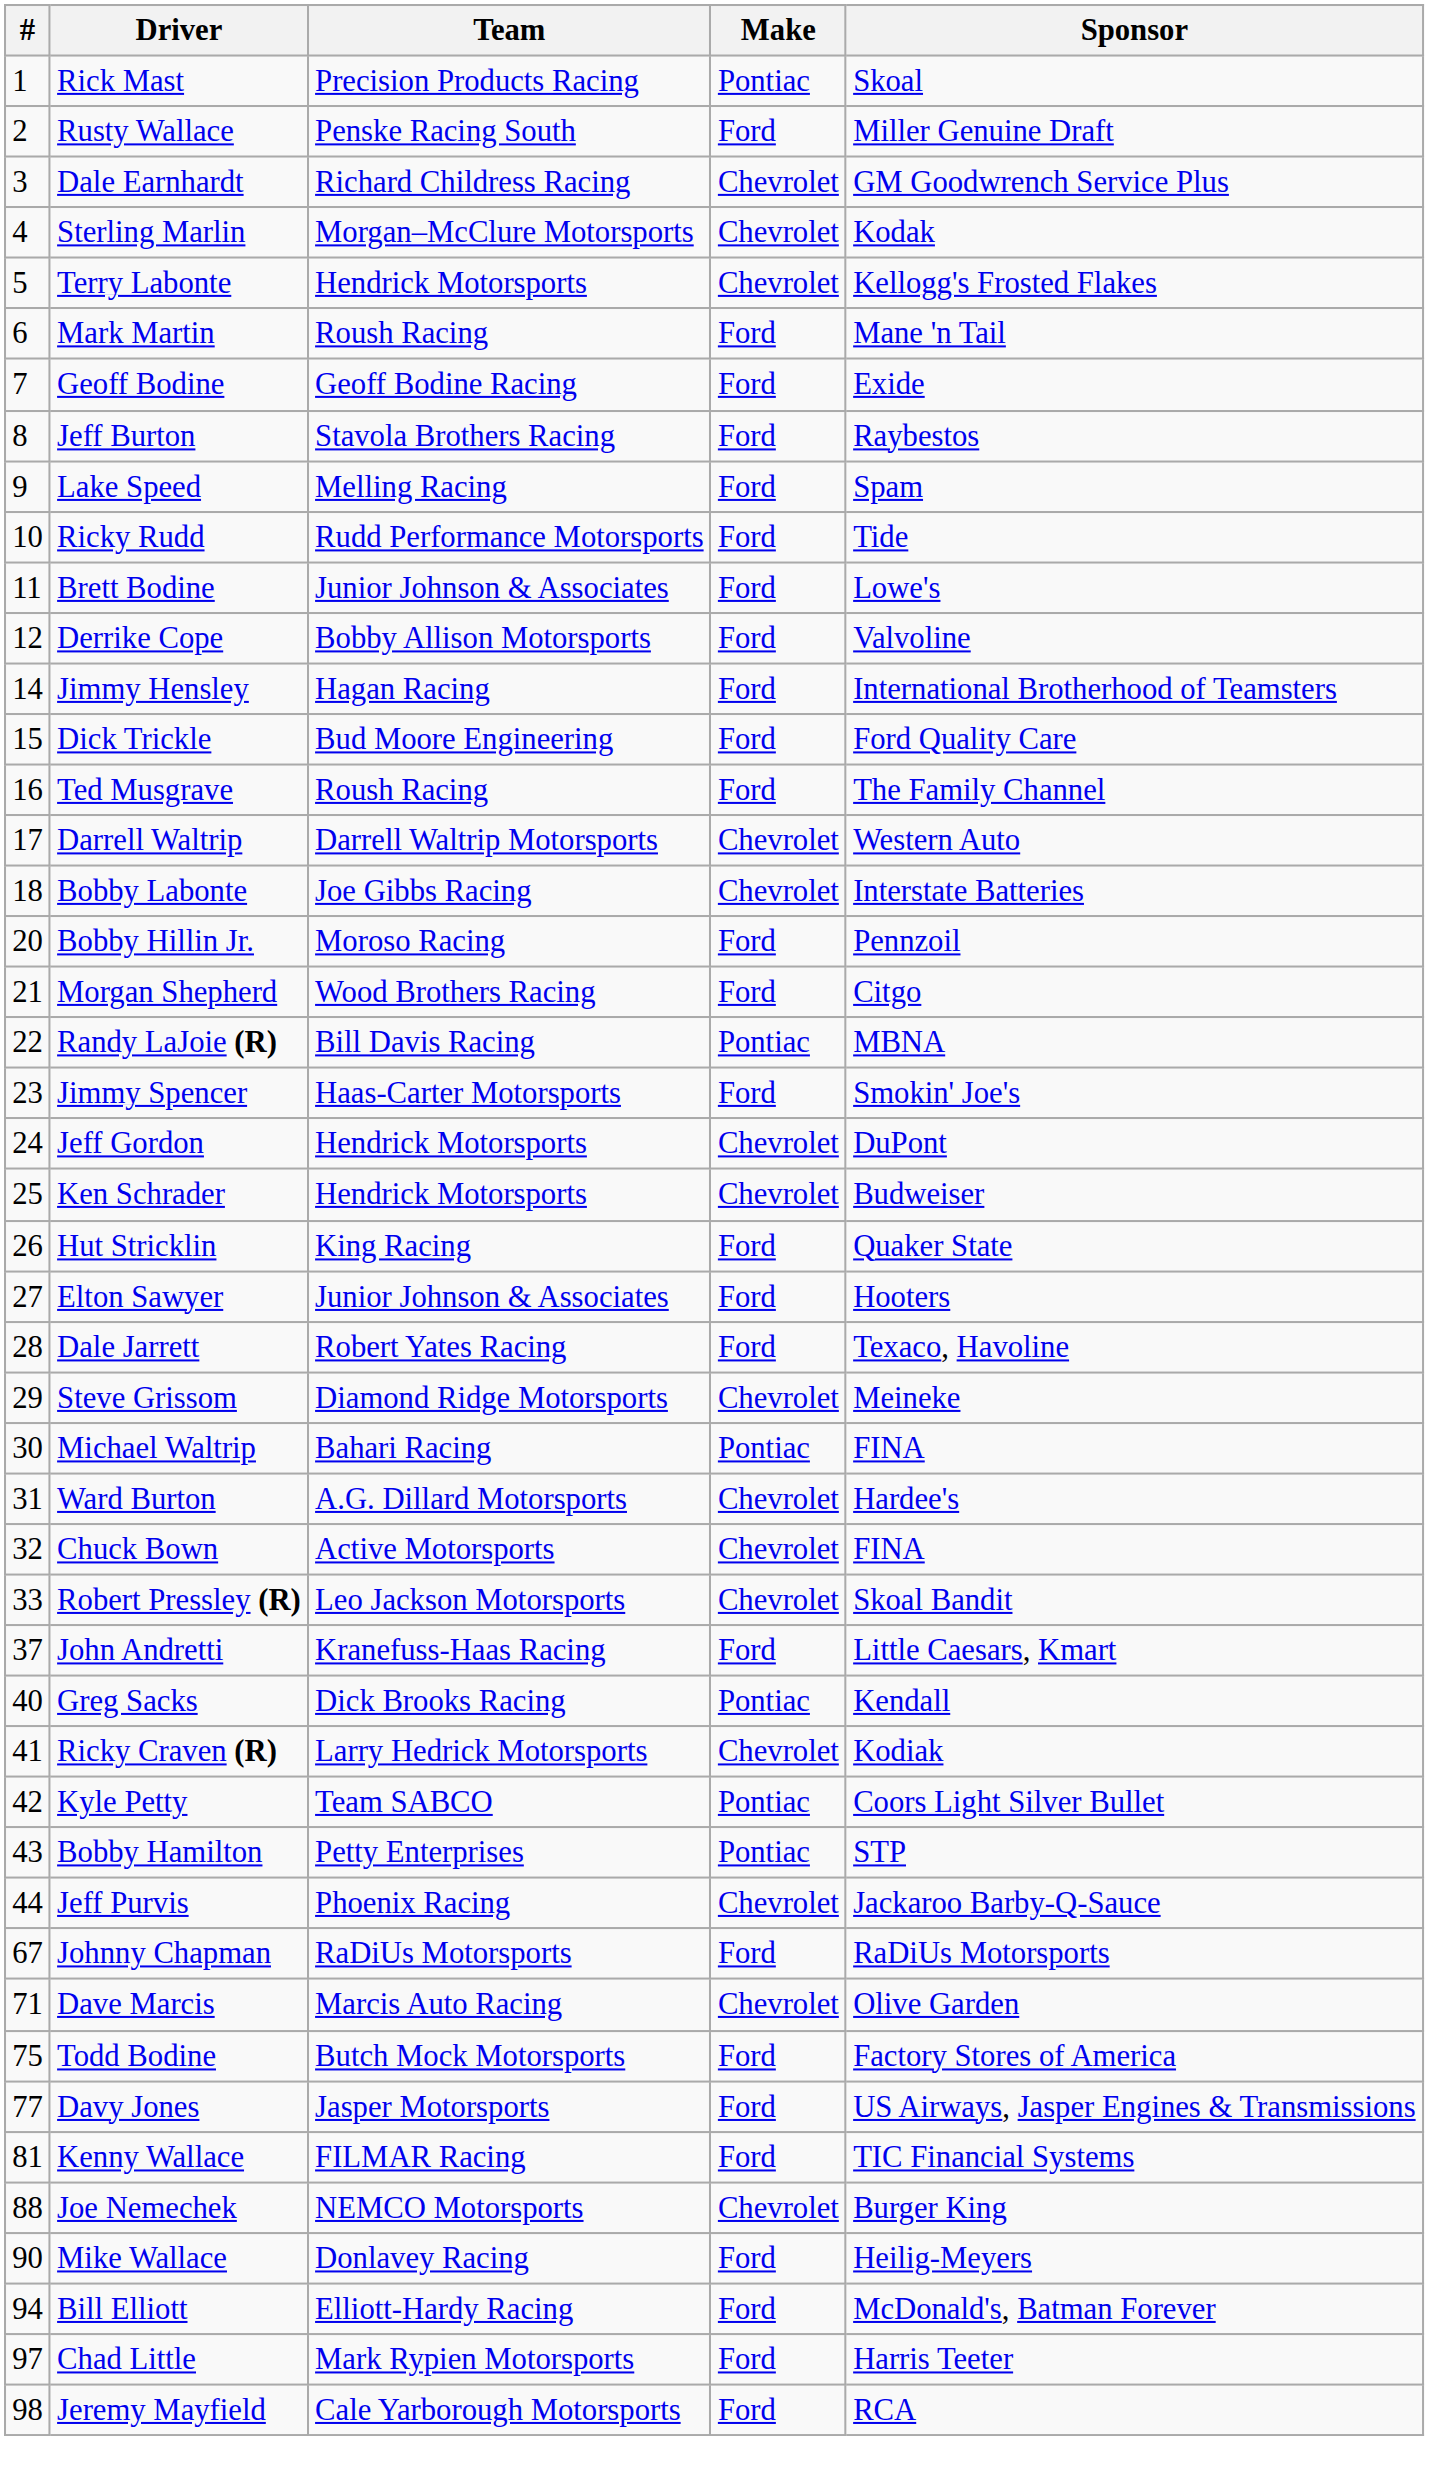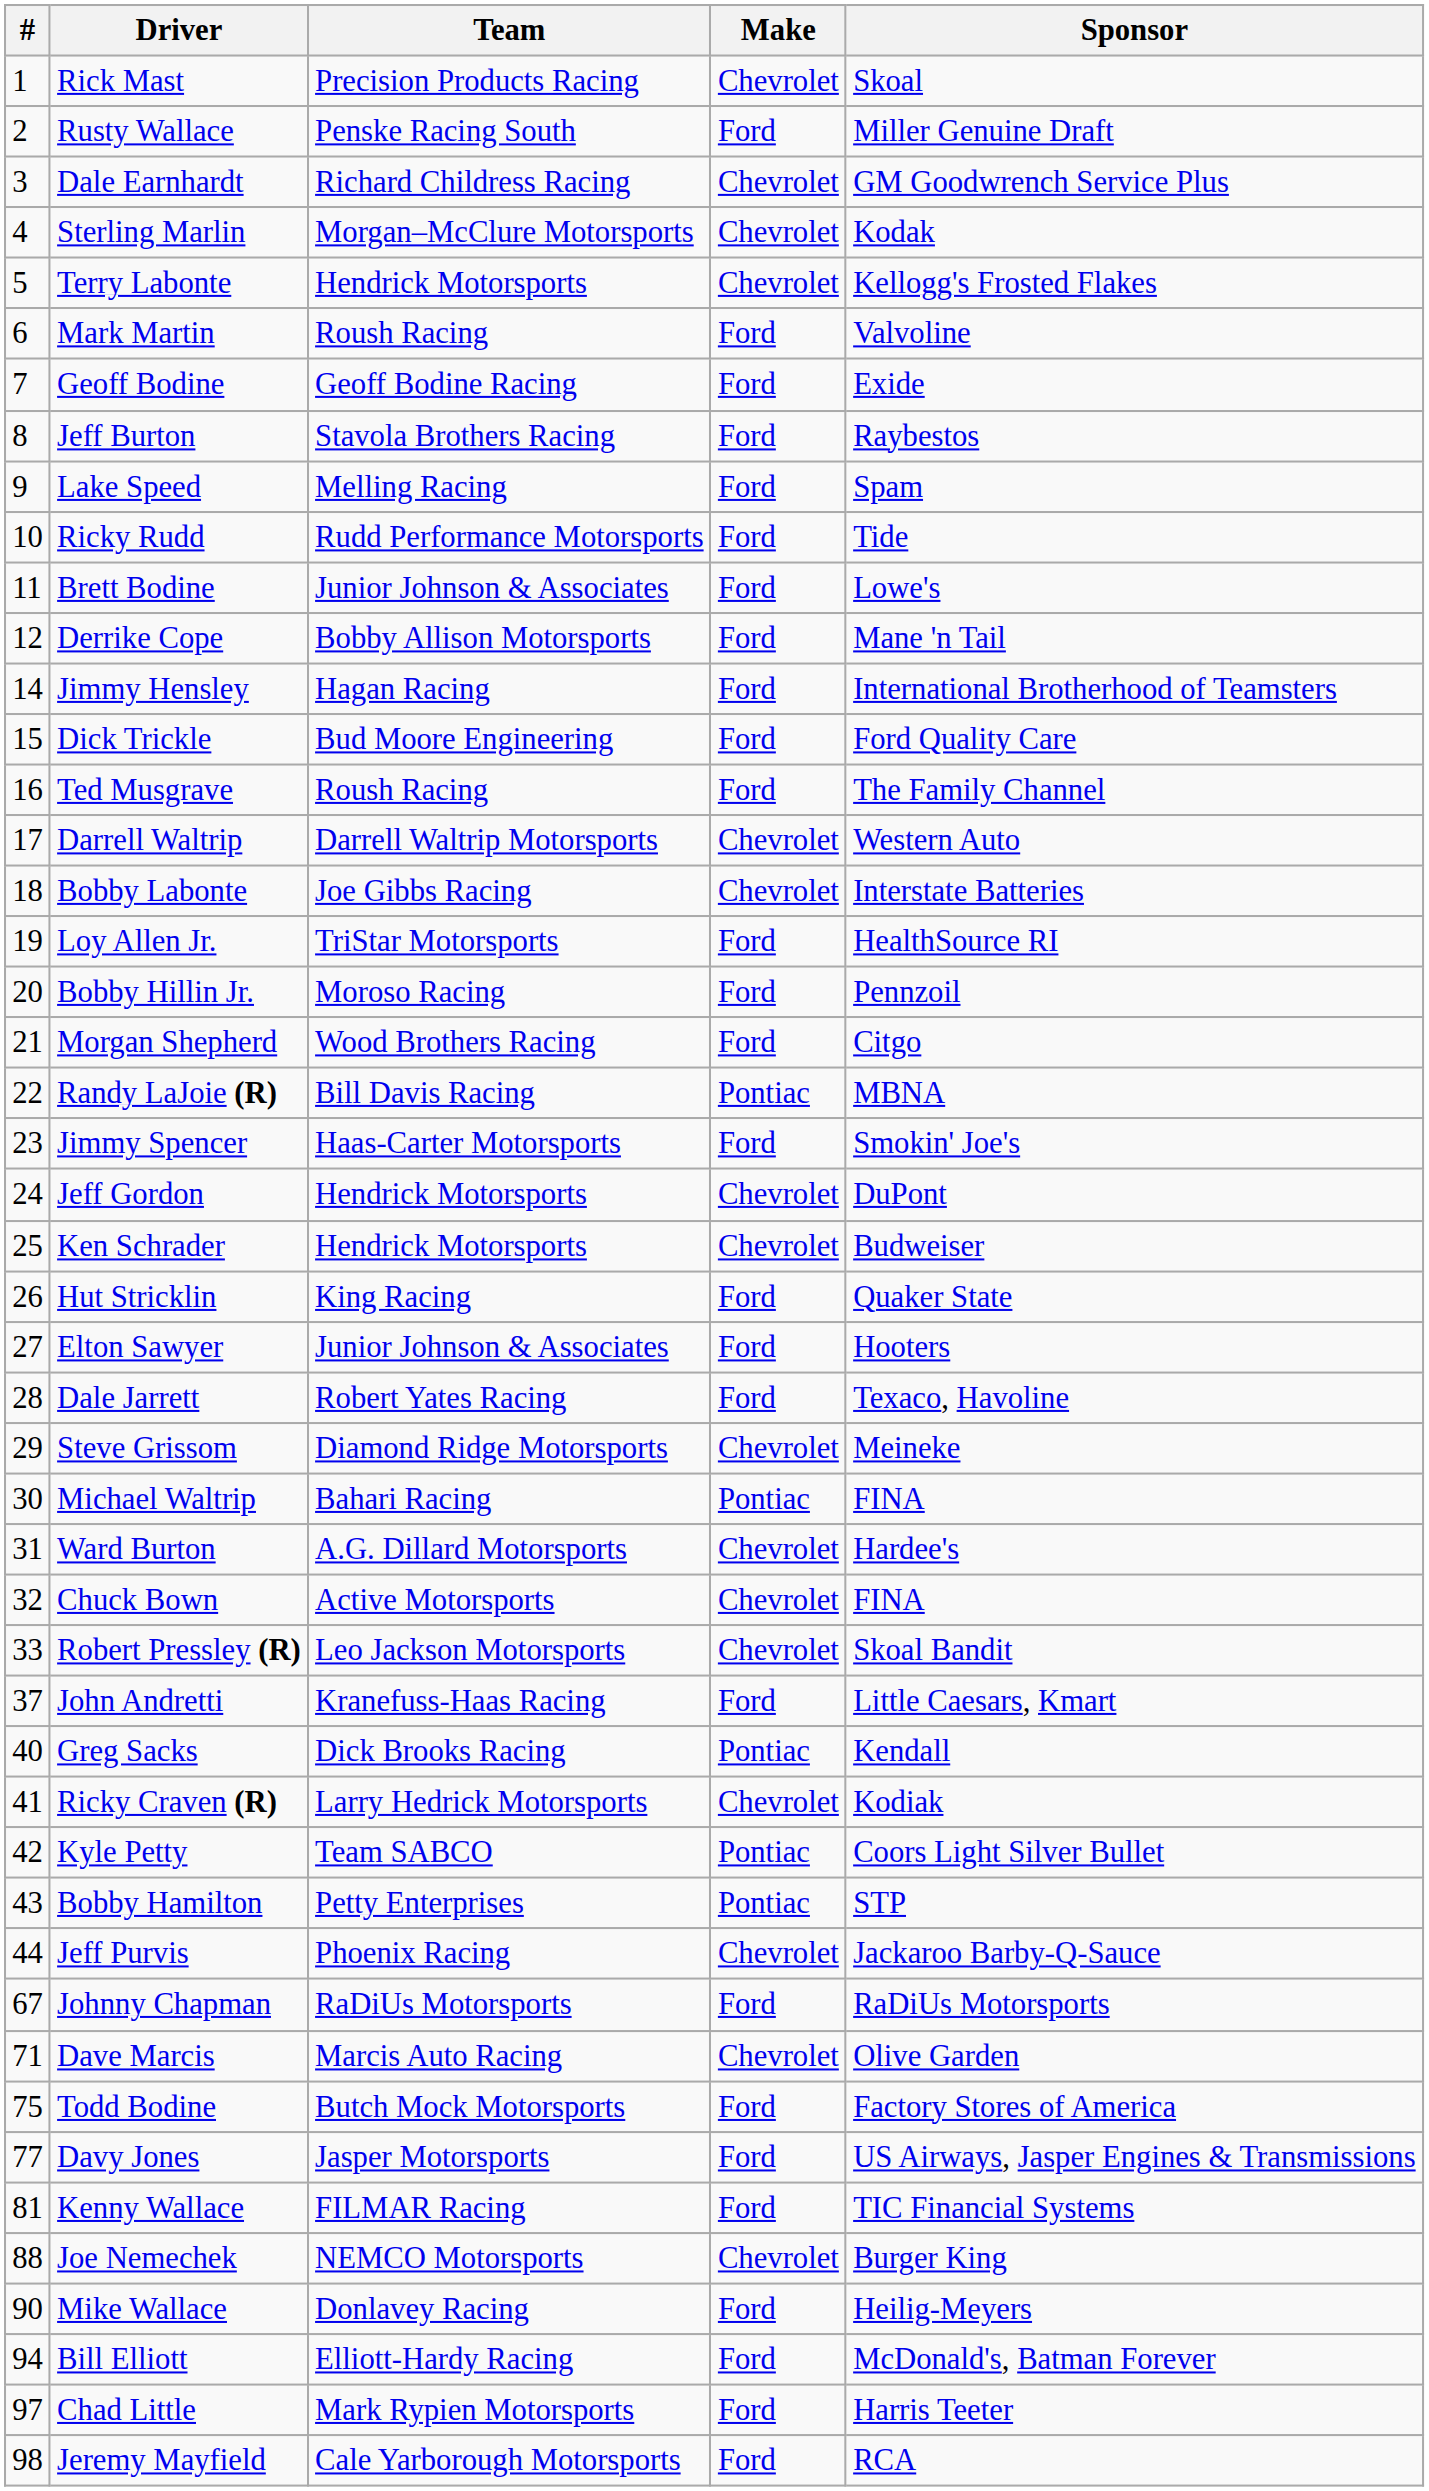(764, 80) Pontiac -> (778, 80) Chevrolet
(930, 333) Mane 'n Tail -> (912, 333) Valvoline
(912, 637) Valvoline -> (930, 637) Mane 'n Tail
+ row: (137, 941)
